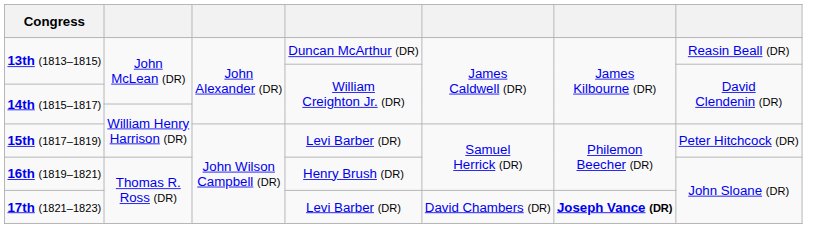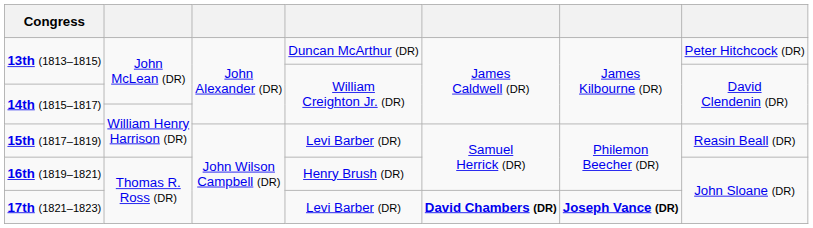(739, 50) Reasin Beall (DR) -> (745, 50) Peter Hitchcock (DR)
(739, 140) Peter Hitchcock (DR) -> (745, 140) Reasin Beall (DR)
(488, 207) normal -> (491, 207) bold
